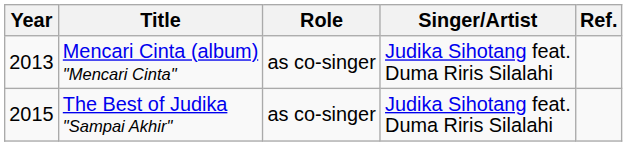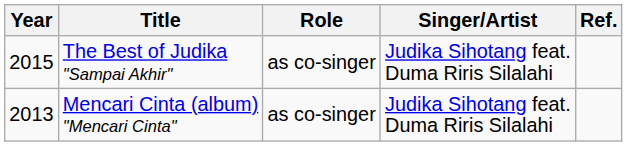rows swapped: (161, 62) <-> (145, 114)
